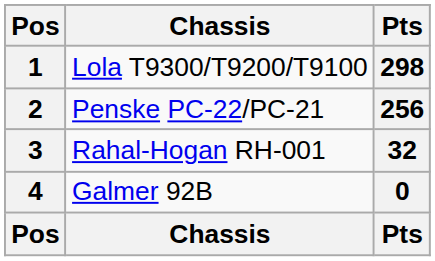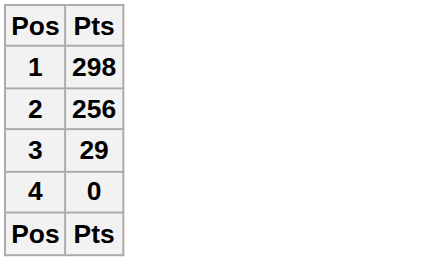- column: (220, 25)
(402, 150) 32 -> (94, 150) 29
